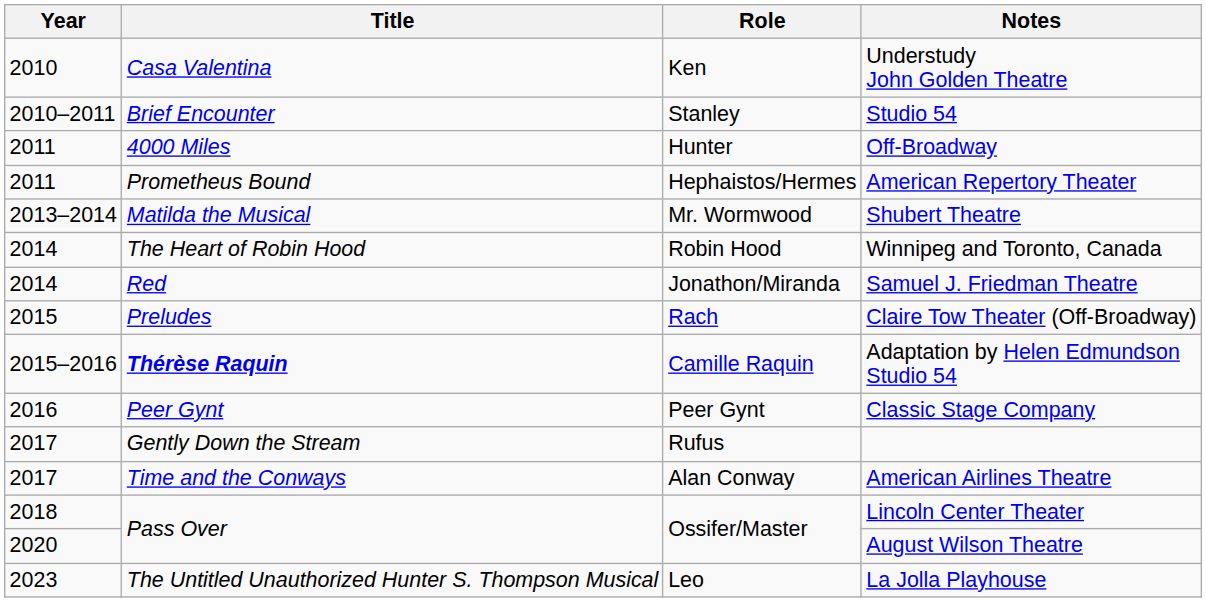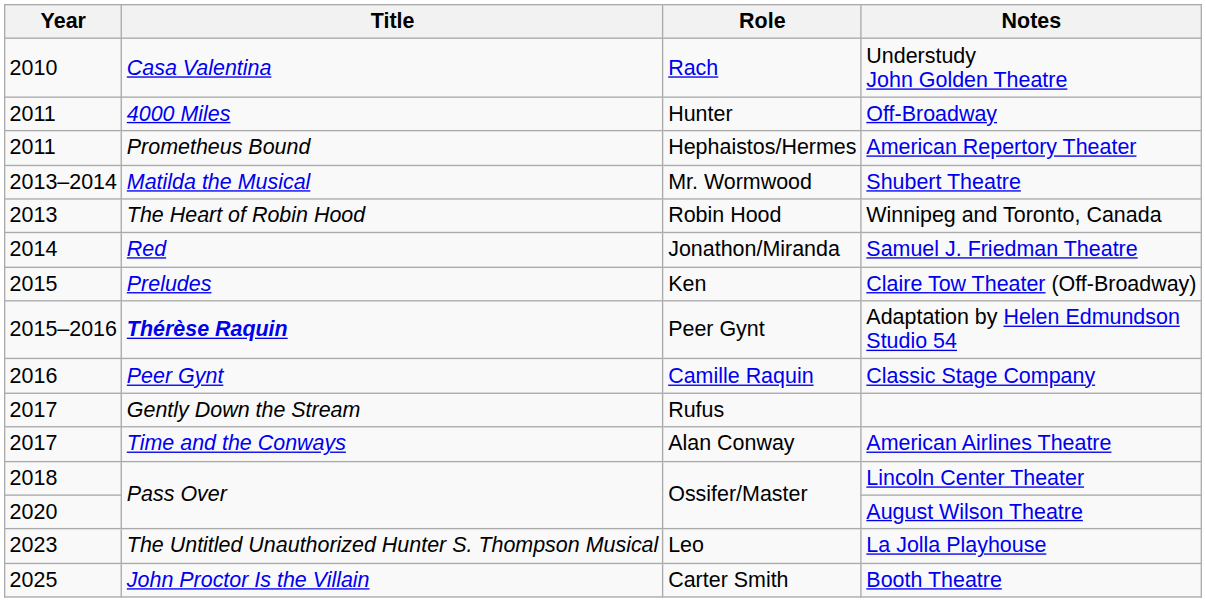(687, 67) Ken -> (693, 67) Rach
- row: (912, 113)
(33, 249) 2014 -> (33, 215) 2013
(693, 317) Rach -> (687, 283) Ken
(741, 363) Camille Raquin -> (716, 329) Peer Gynt
(716, 409) Peer Gynt -> (741, 375) Camille Raquin
+ row: (934, 579)
